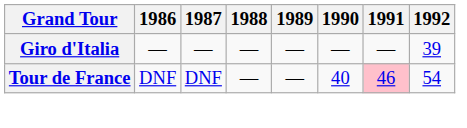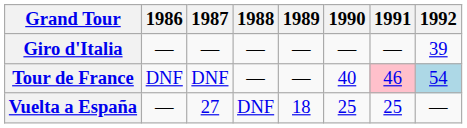(432, 78) no background -> (438, 78) lightblue background
+ row: (73, 107)
